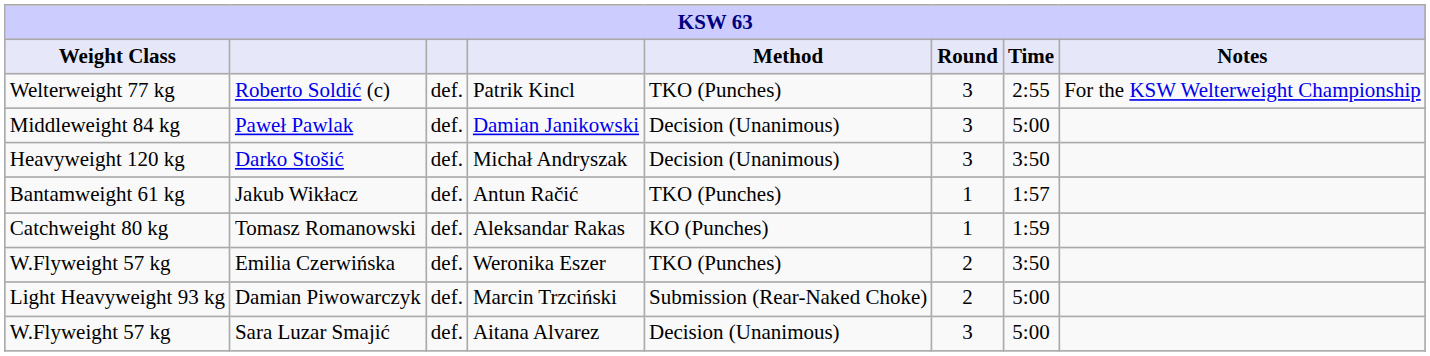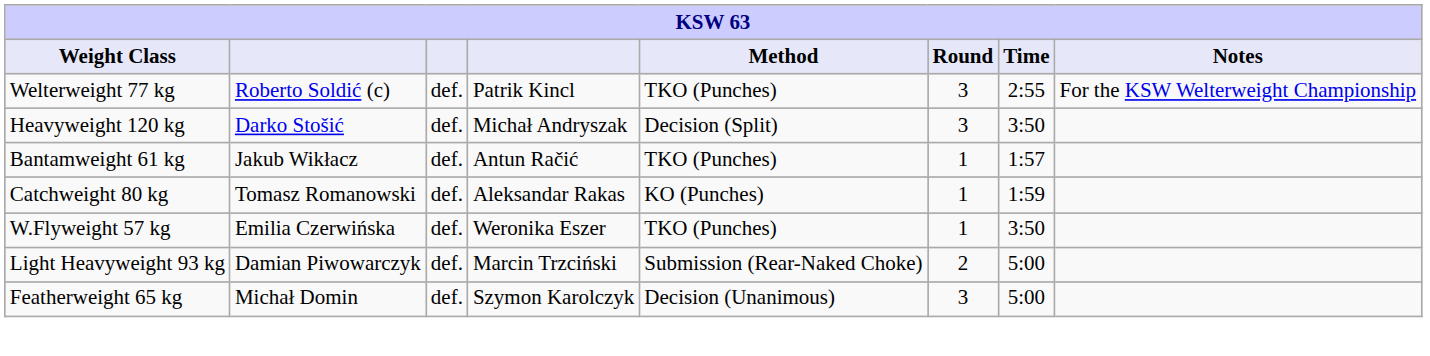- row: (294, 125)
(744, 159) Decision (Unanimous) -> (711, 125) Decision (Split)
(968, 263) 2 -> (963, 229) 1
- row: (312, 332)
+ row: (296, 298)
